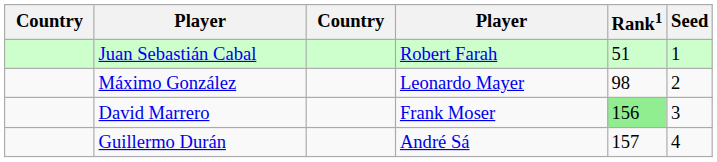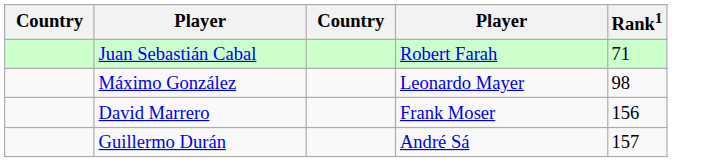- column: (690, 21)
(621, 53) 51 -> (621, 53) 71
(625, 112) lightgreen background -> (625, 112) no background
